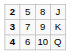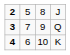(58, 27) K -> (58, 27) Q
(58, 42) Q -> (58, 42) K
